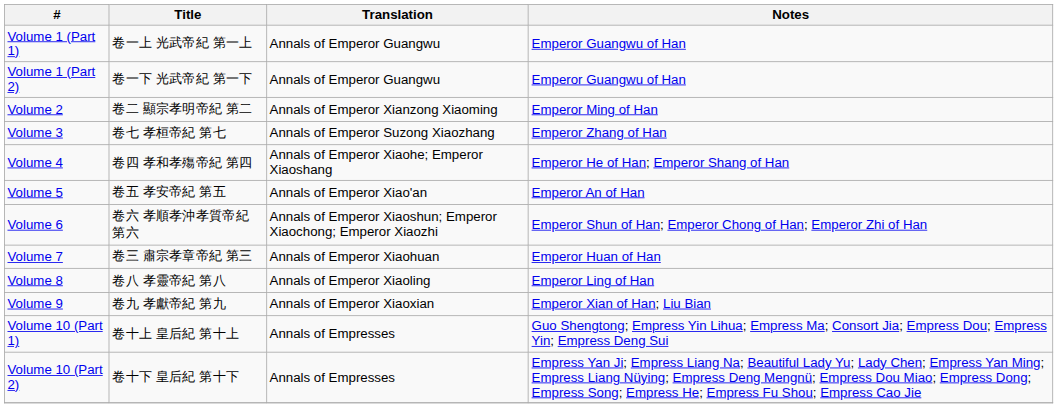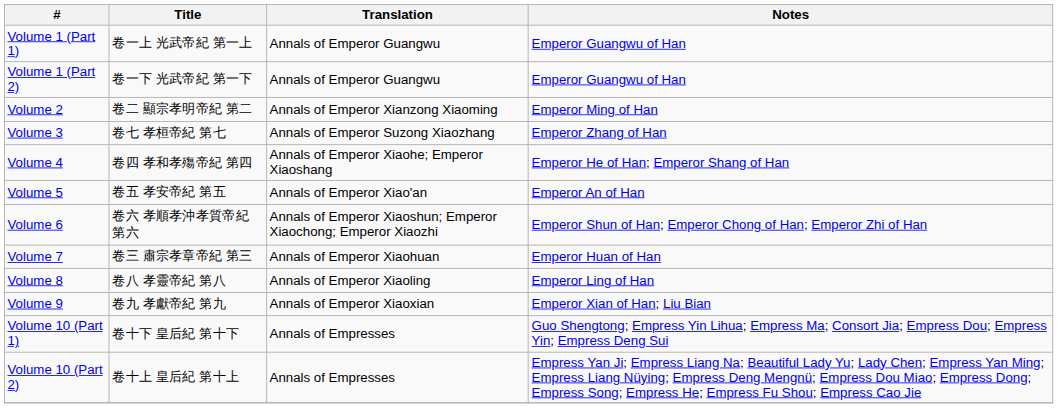(176, 333) 卷十上 皇后紀 第十上 -> (176, 333) 卷十下 皇后紀 第十下
(176, 376) 卷十下 皇后紀 第十下 -> (176, 376) 卷十上 皇后紀 第十上
